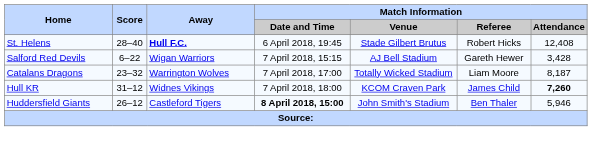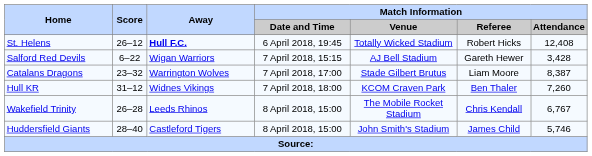(130, 42) 28–40 -> (130, 42) 26–12
(403, 42) Stade Gilbert Brutus -> (403, 42) Totally Wicked Stadium
(403, 73) Totally Wicked Stadium -> (403, 73) Stade Gilbert Brutus
(559, 73) 8,187 -> (559, 73) 8,387
(494, 88) James Child -> (494, 88) Ben Thaler
(559, 88) bold -> (559, 88) normal
+ row: (41, 108)
(130, 103) 26–12 -> (130, 129) 28–40
(302, 103) bold -> (302, 129) normal
(494, 103) Ben Thaler -> (494, 129) James Child
(559, 103) 5,946 -> (559, 129) 5,746
